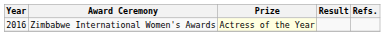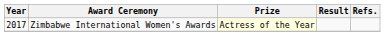(16, 25) 2016 -> (16, 25) 2017
